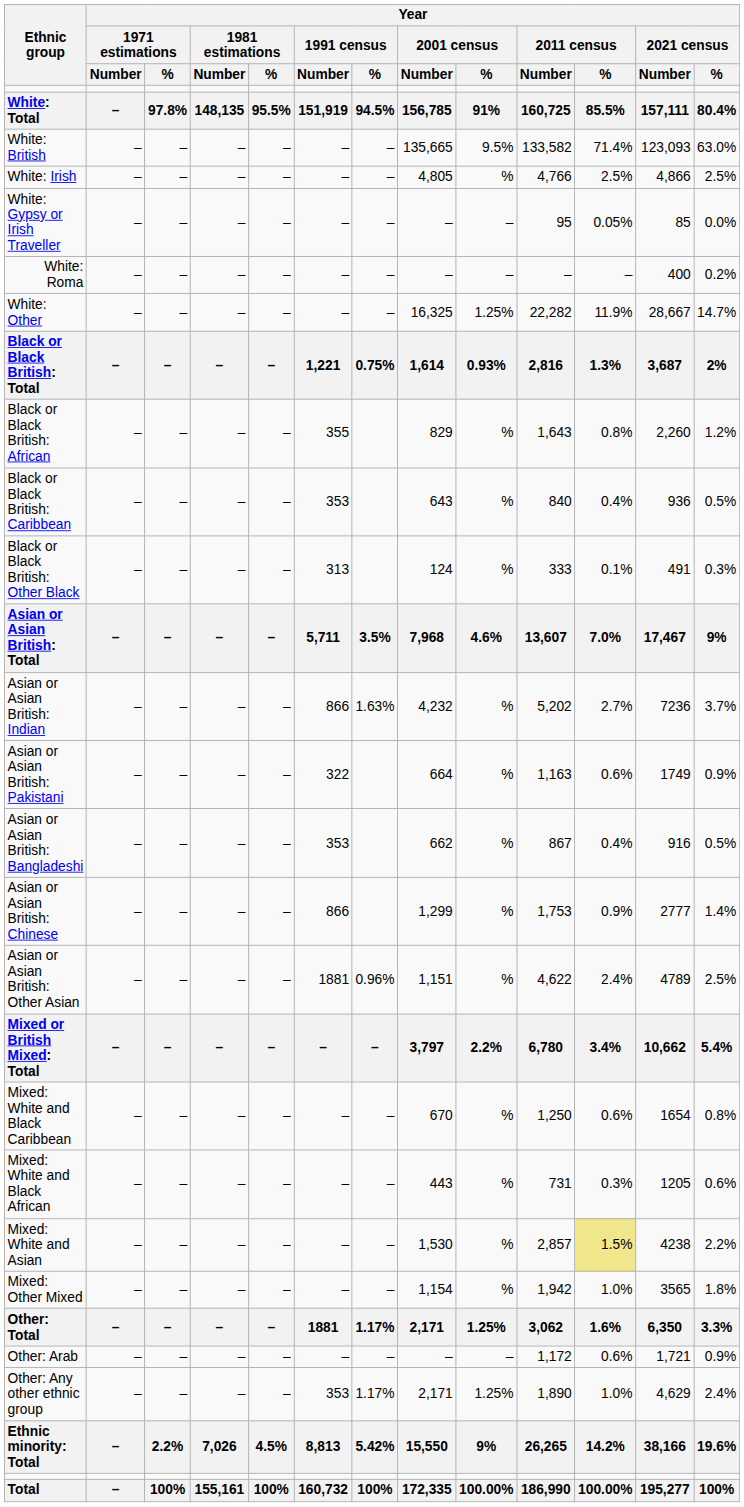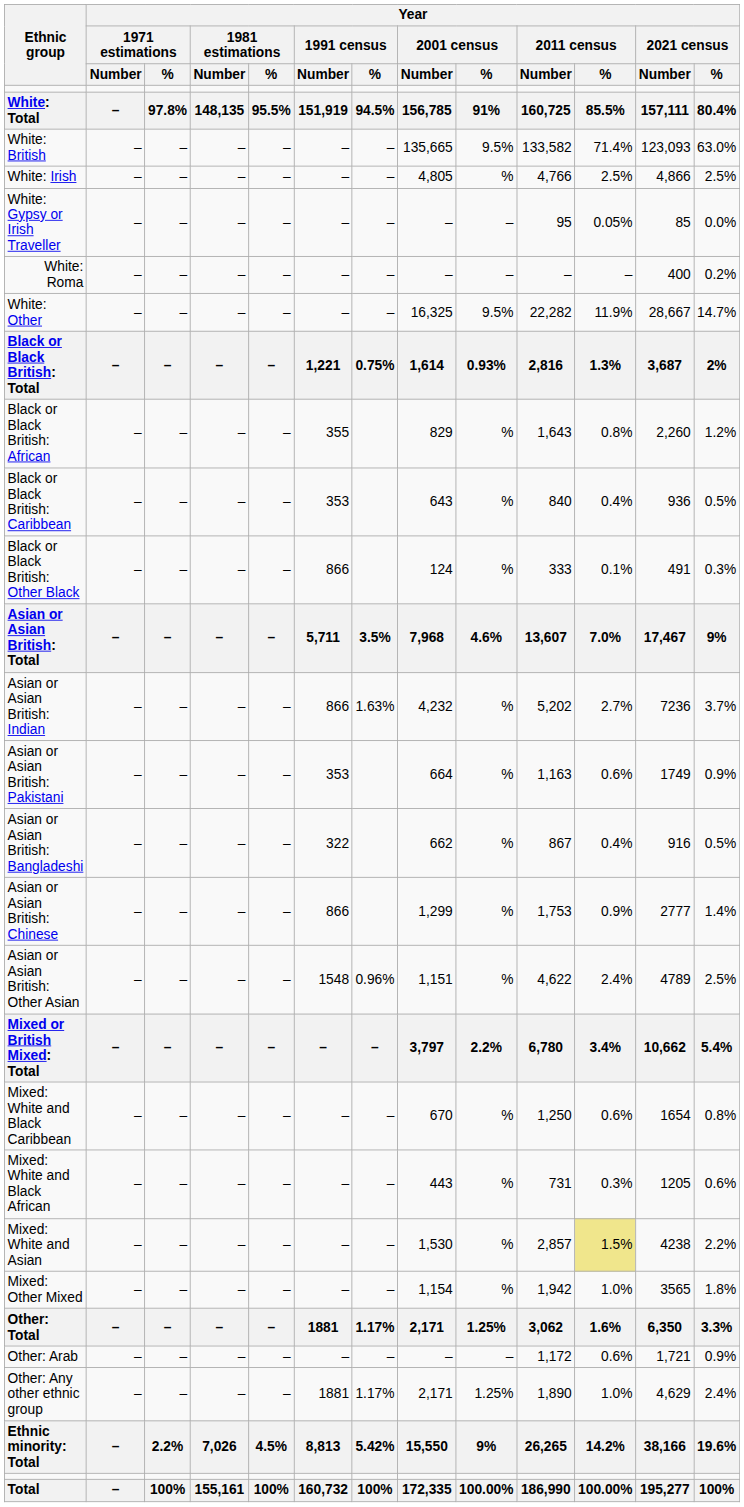(494, 312) 1.25% -> (498, 312) 9.5%
(338, 570) 313 -> (338, 570) 866
(338, 774) 322 -> (338, 774) 353
(338, 843) 353 -> (338, 843) 322
(334, 979) 1881 -> (334, 979) 1548
(338, 1394) 353 -> (334, 1394) 1881
